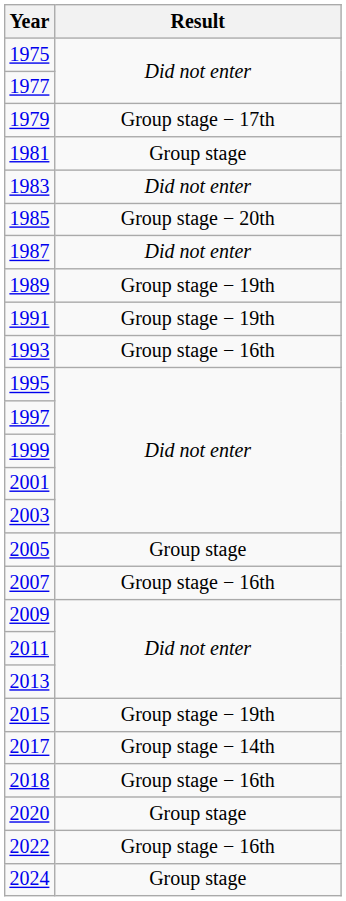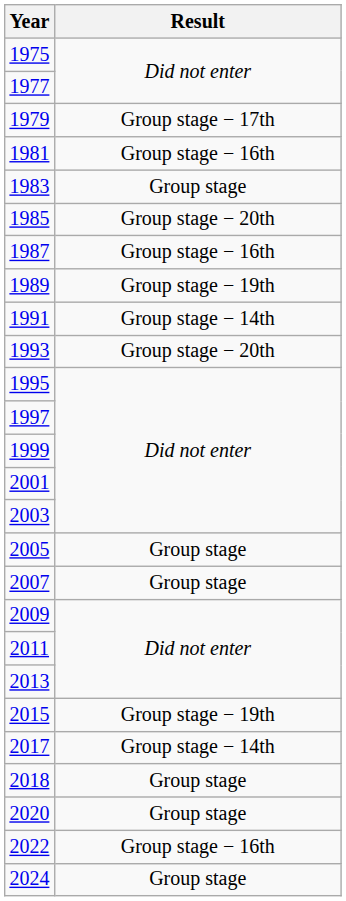(198, 153) Group stage -> (198, 153) Group stage − 16th
(198, 186) Did not enter -> (198, 186) Group stage
(198, 252) Did not enter -> (198, 252) Group stage − 16th
(198, 318) Group stage − 19th -> (198, 318) Group stage − 14th
(198, 351) Group stage − 16th -> (198, 351) Group stage − 20th
(198, 582) Group stage − 16th -> (198, 582) Group stage
(198, 780) Group stage − 16th -> (198, 780) Group stage
